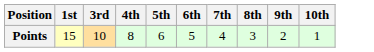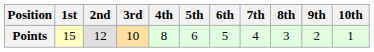+ column: (100, 14)
